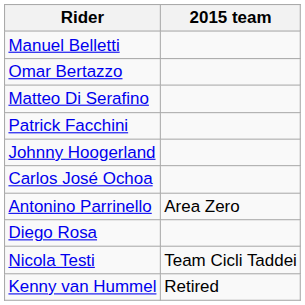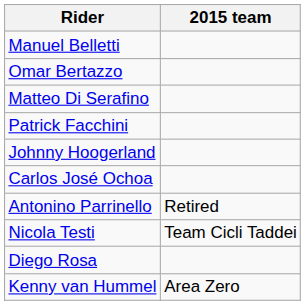(202, 206) Area Zero -> (192, 206) Retired
rows swapped: (53, 233) <-> (52, 260)
(192, 286) Retired -> (202, 286) Area Zero
